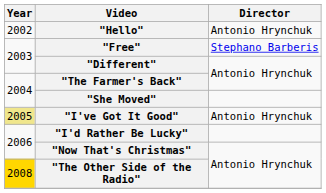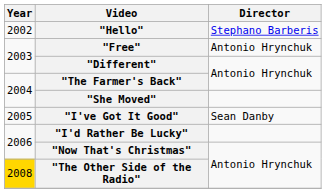(261, 30) Antonio Hrynchuk -> (265, 30) Stephano Barberis
(265, 47) Stephano Barberis -> (261, 47) Antonio Hrynchuk
(20, 116) khaki background -> (20, 116) no background
(261, 116) Antonio Hrynchuk -> (242, 116) Sean Danby
